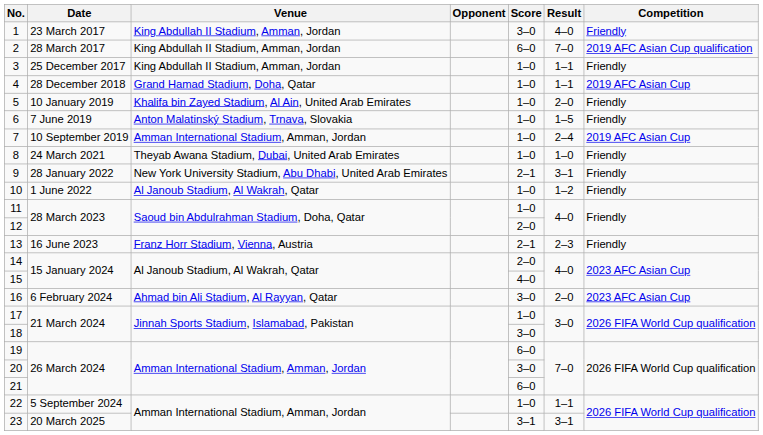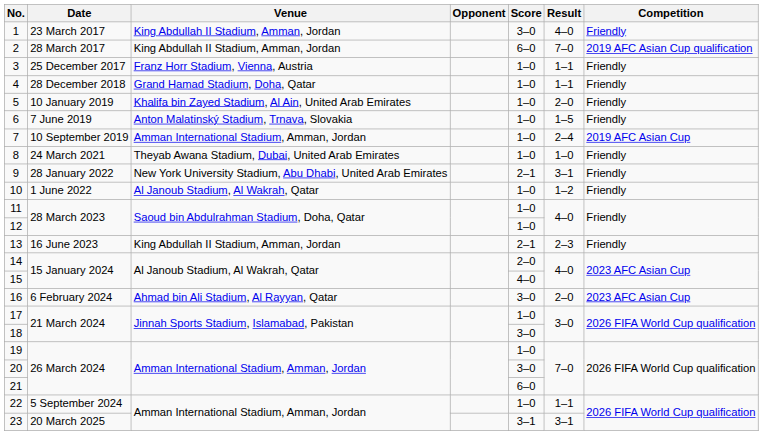(237, 66) King Abdullah II Stadium, Amman, Jordan -> (223, 66) Franz Horr Stadium, Vienna, Austria
(638, 84) 2019 AFC Asian Cup -> (606, 84) Friendly
(526, 226) 2–0 -> (526, 226) 1–0
(223, 244) Franz Horr Stadium, Vienna, Austria -> (237, 244) King Abdullah II Stadium, Amman, Jordan
(526, 350) 6–0 -> (526, 350) 1–0
